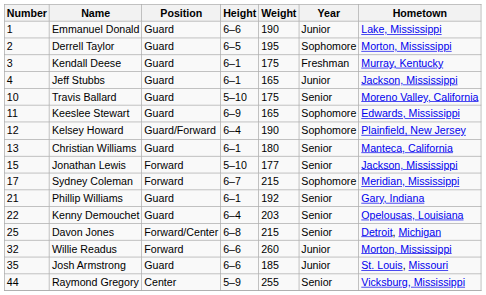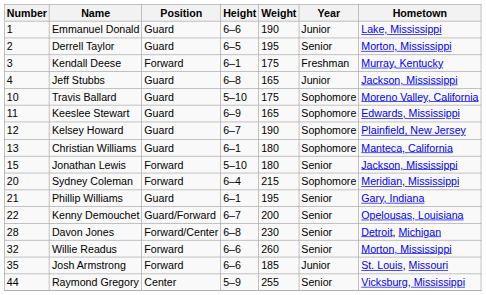(329, 47) Sophomore -> (317, 47) Senior
(159, 63) Guard -> (164, 63) Forward
(232, 80) 6–1 -> (232, 80) 6–8
(317, 97) Senior -> (329, 97) Sophomore
(180, 131) Guard/Forward -> (159, 131) Guard
(232, 131) 6–4 -> (232, 131) 6–7
(317, 148) Senior -> (329, 148) Sophomore
(270, 165) 177 -> (270, 165) 180
(13, 181) 17 -> (13, 181) 20
(232, 181) 6–7 -> (232, 181) 6–4
(270, 198) 192 -> (270, 198) 195
(159, 215) Guard -> (180, 215) Guard/Forward
(232, 215) 6–4 -> (232, 215) 6–7
(270, 215) 203 -> (270, 215) 200
(13, 232) 25 -> (13, 232) 28
(270, 232) 215 -> (270, 232) 230
(316, 249) Junior -> (317, 249) Senior
(159, 266) Guard -> (164, 266) Forward
